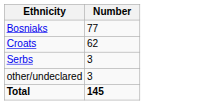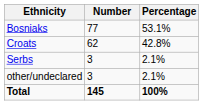+ column: (169, 12)
